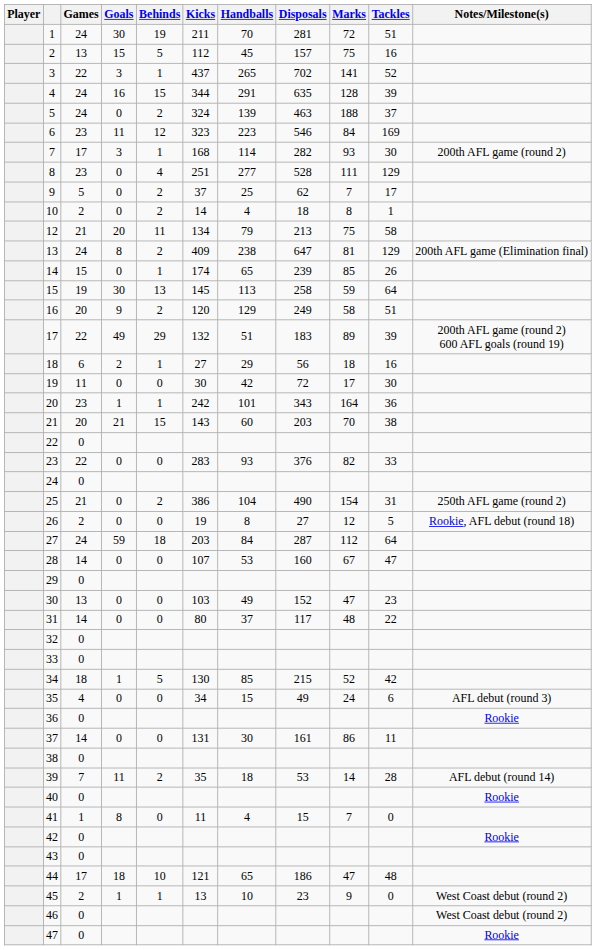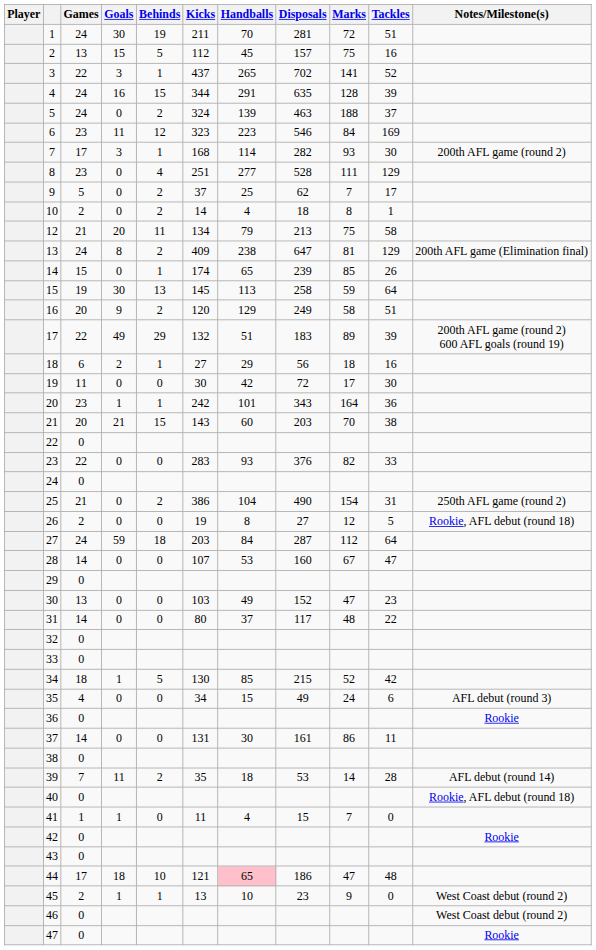(502, 797) Rookie -> (502, 797) Rookie, AFL debut (round 18)
(119, 817) 8 -> (119, 817) 1
(247, 876) no background -> (247, 876) pink background
